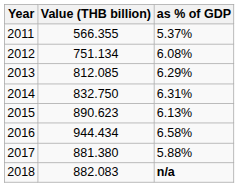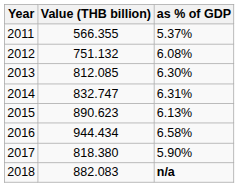(96, 53) 751.134 -> (96, 53) 751.132
(174, 73) 6.29% -> (174, 73) 6.30%
(96, 93) 832.750 -> (96, 93) 832.747
(96, 152) 881.380 -> (96, 152) 818.380
(174, 152) 5.88% -> (174, 152) 5.90%
